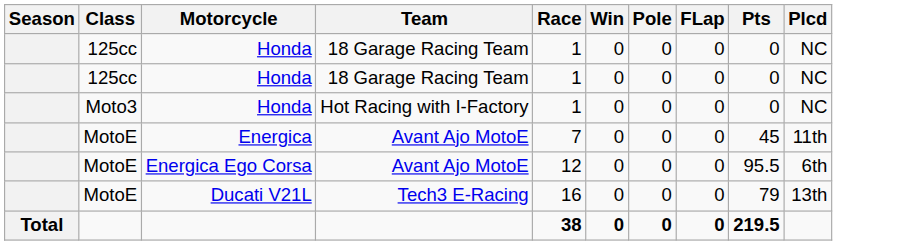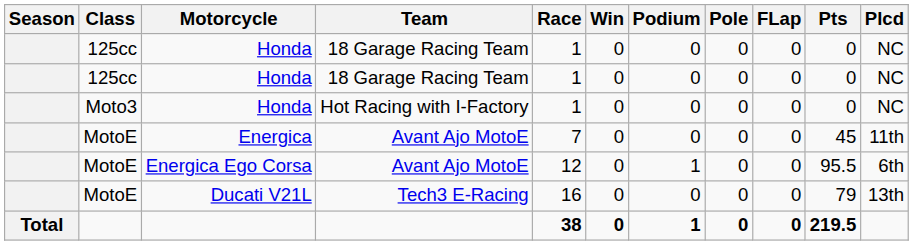+ column: (667, 19)
